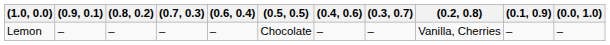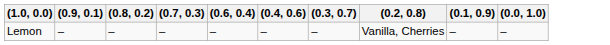- column: (286, 13)
